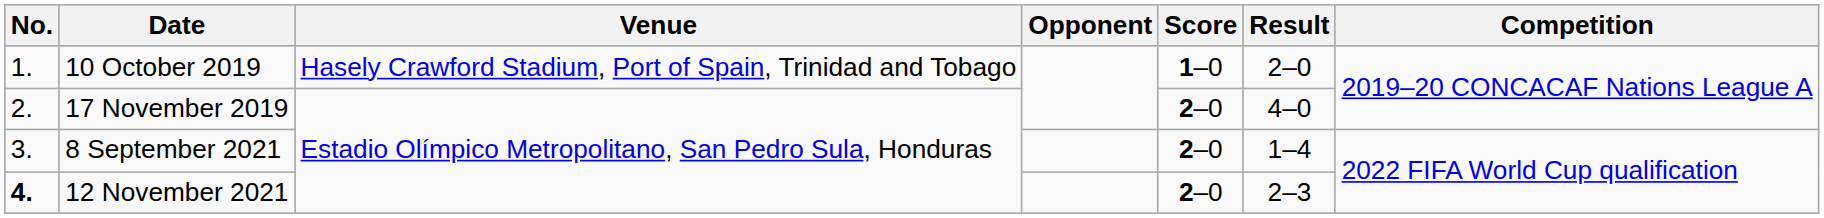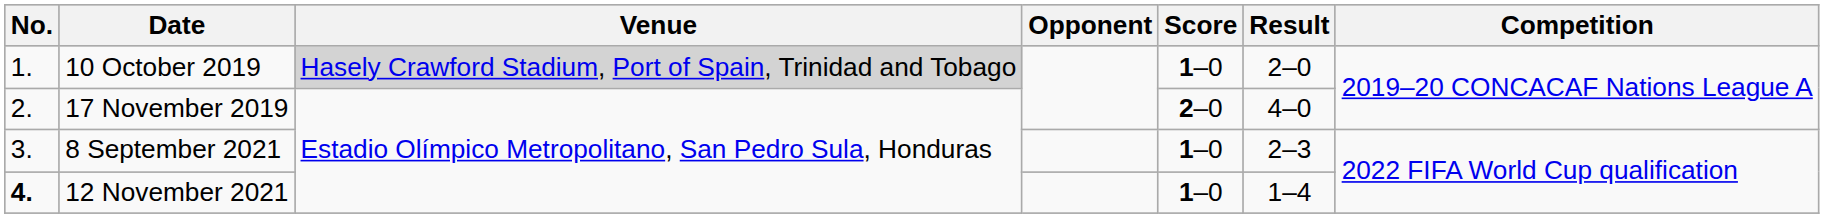(658, 66) no background -> (658, 66) lightgrey background
(1201, 150) 2–0 -> (1201, 150) 1–0
(1289, 150) 1–4 -> (1289, 150) 2–3
(1201, 191) 2–0 -> (1201, 191) 1–0
(1289, 191) 2–3 -> (1289, 191) 1–4
